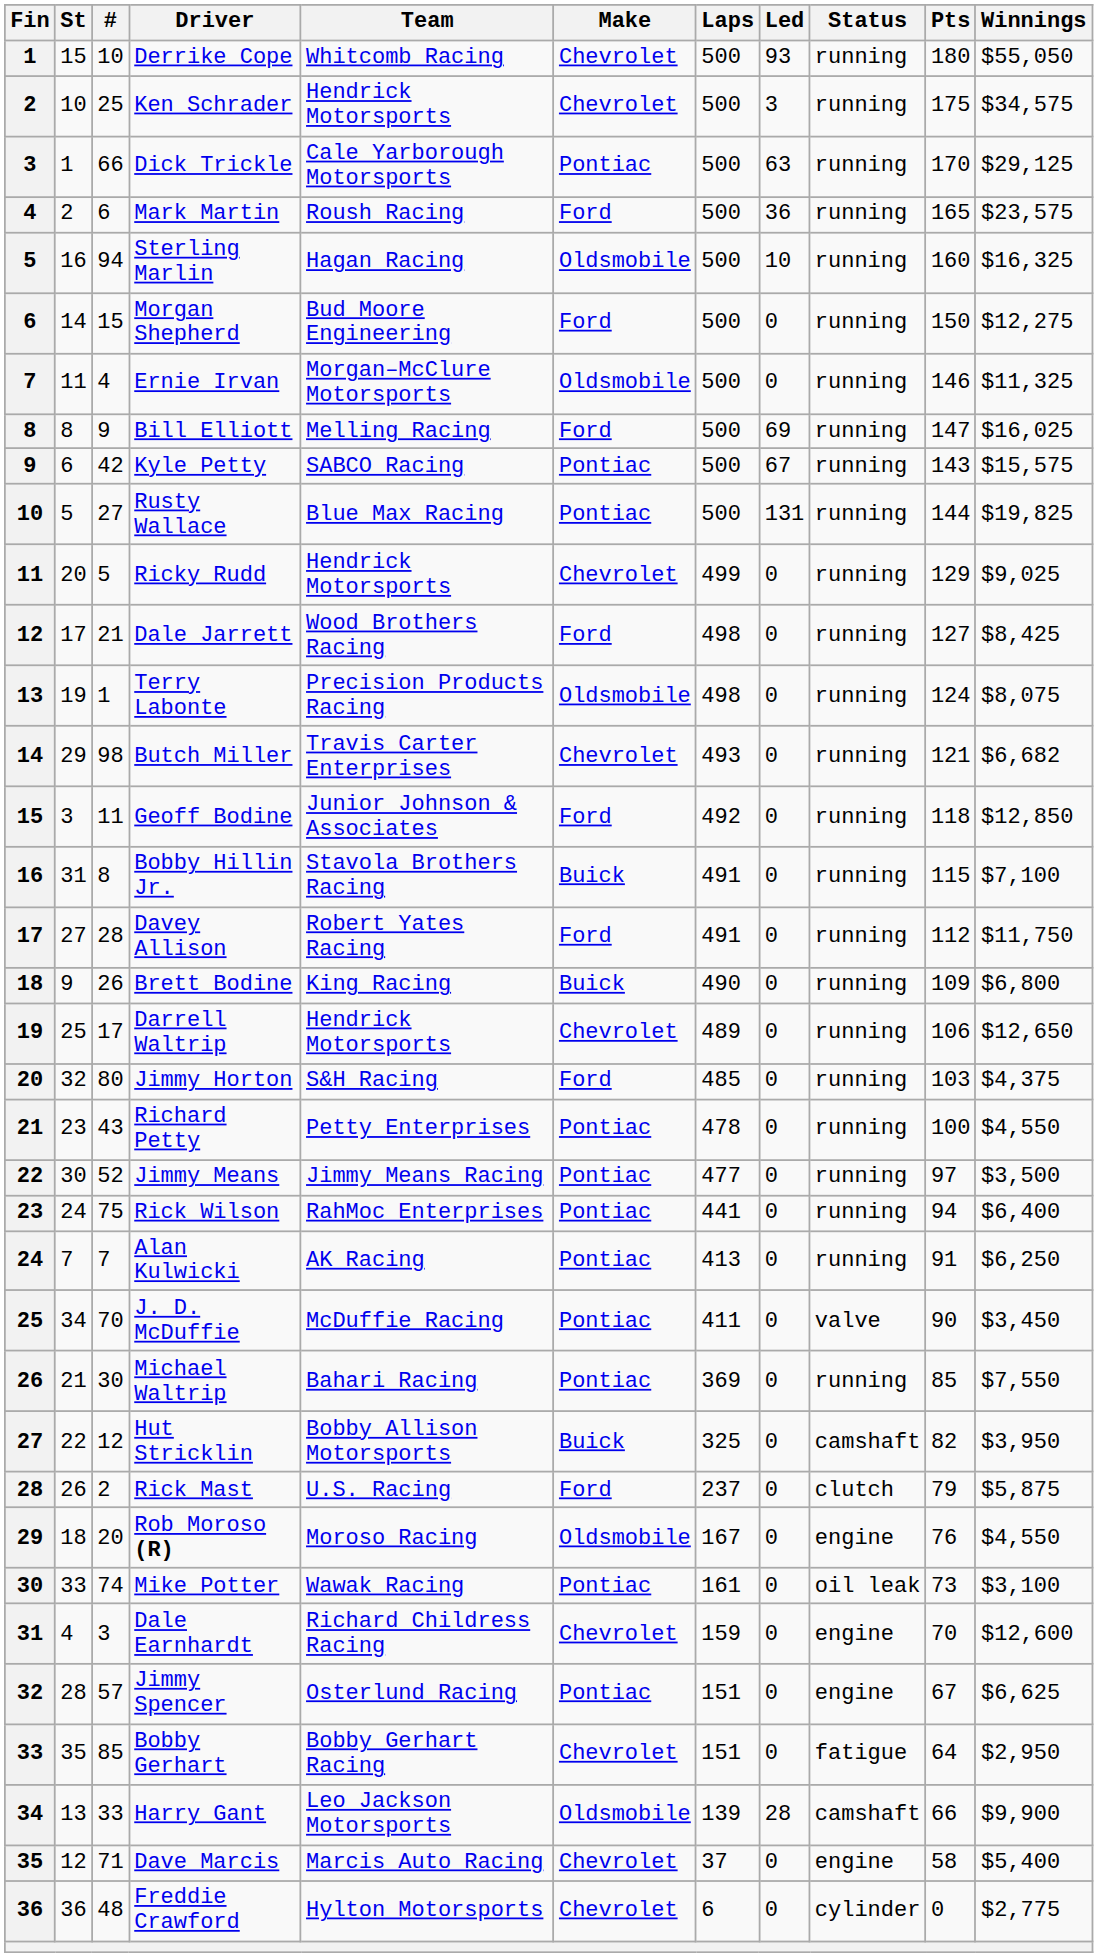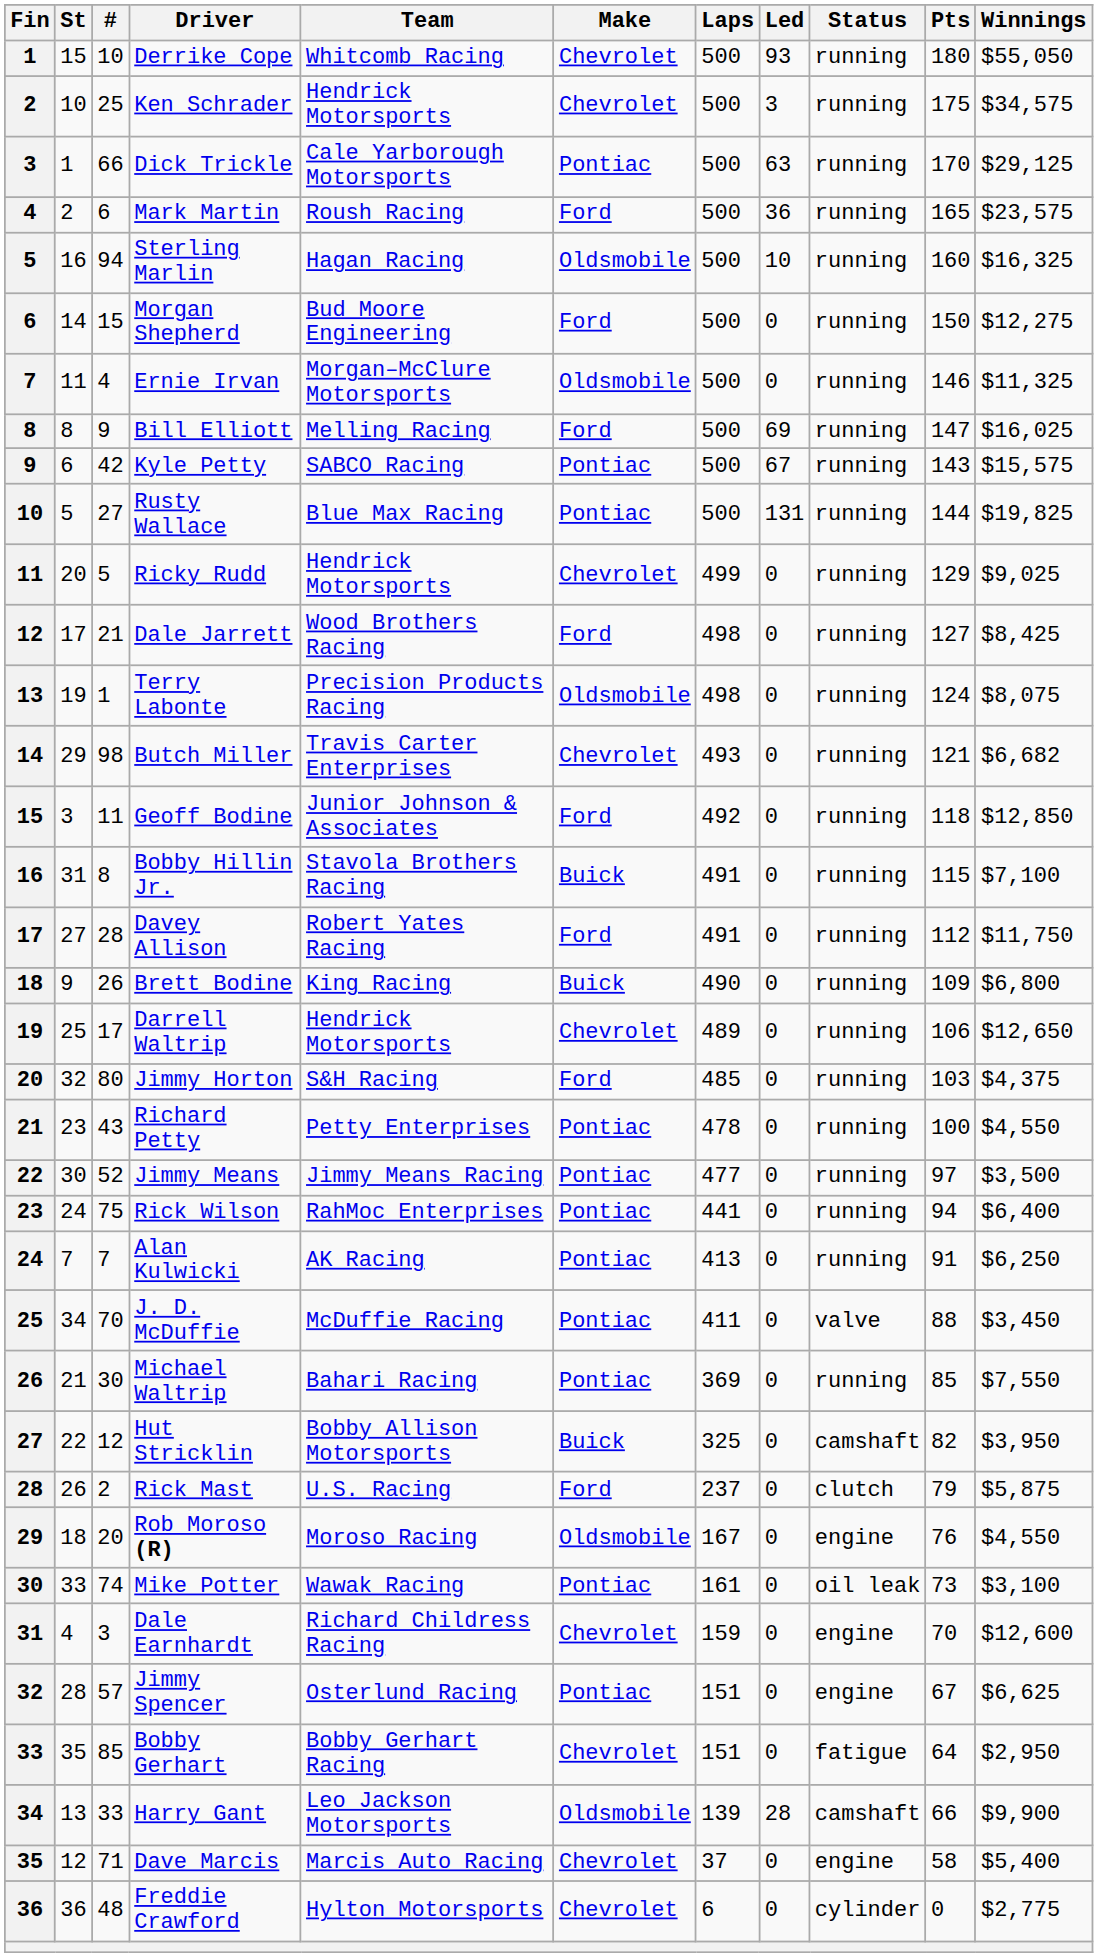(944, 1321) 90 -> (944, 1321) 88
